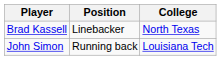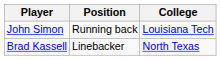rows swapped: (37, 30) <-> (35, 47)
